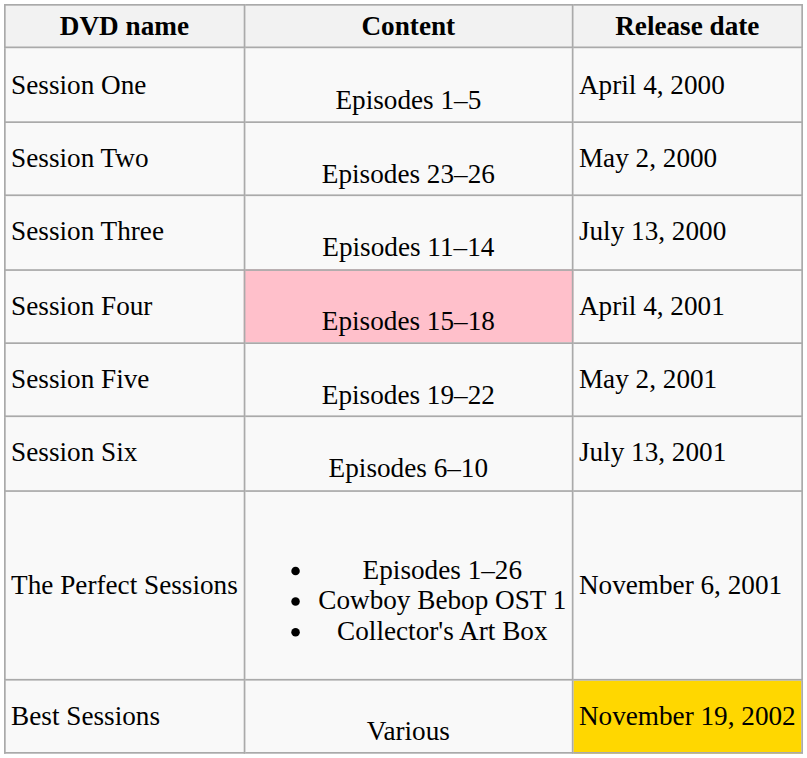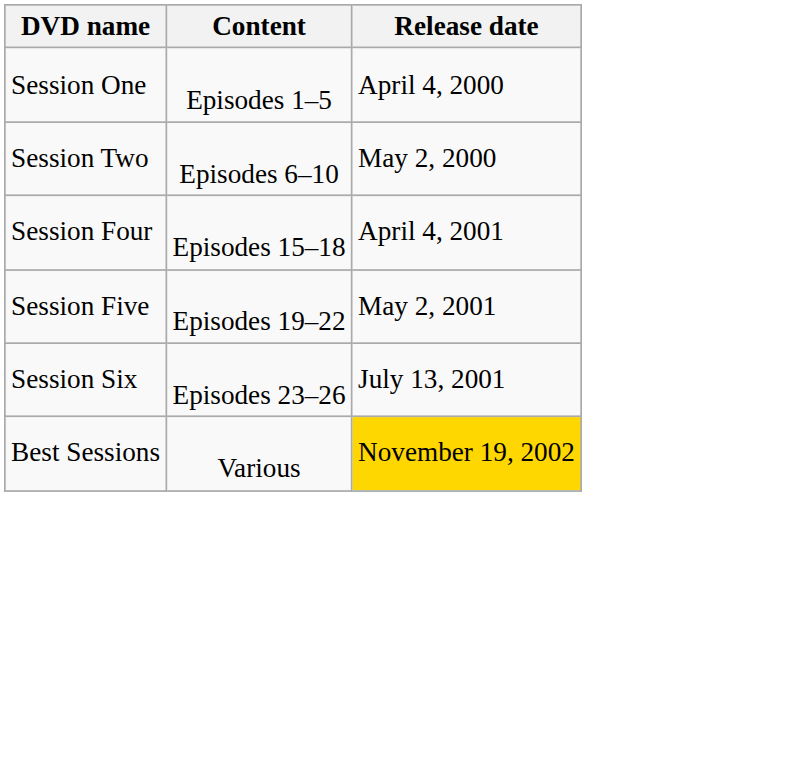(408, 173) Episodes 23–26 -> (259, 173) Episodes 6–10
- row: (88, 231)
(408, 321) pink background -> (259, 247) no background
(408, 468) Episodes 6–10 -> (259, 394) Episodes 23–26
- row: (124, 584)
